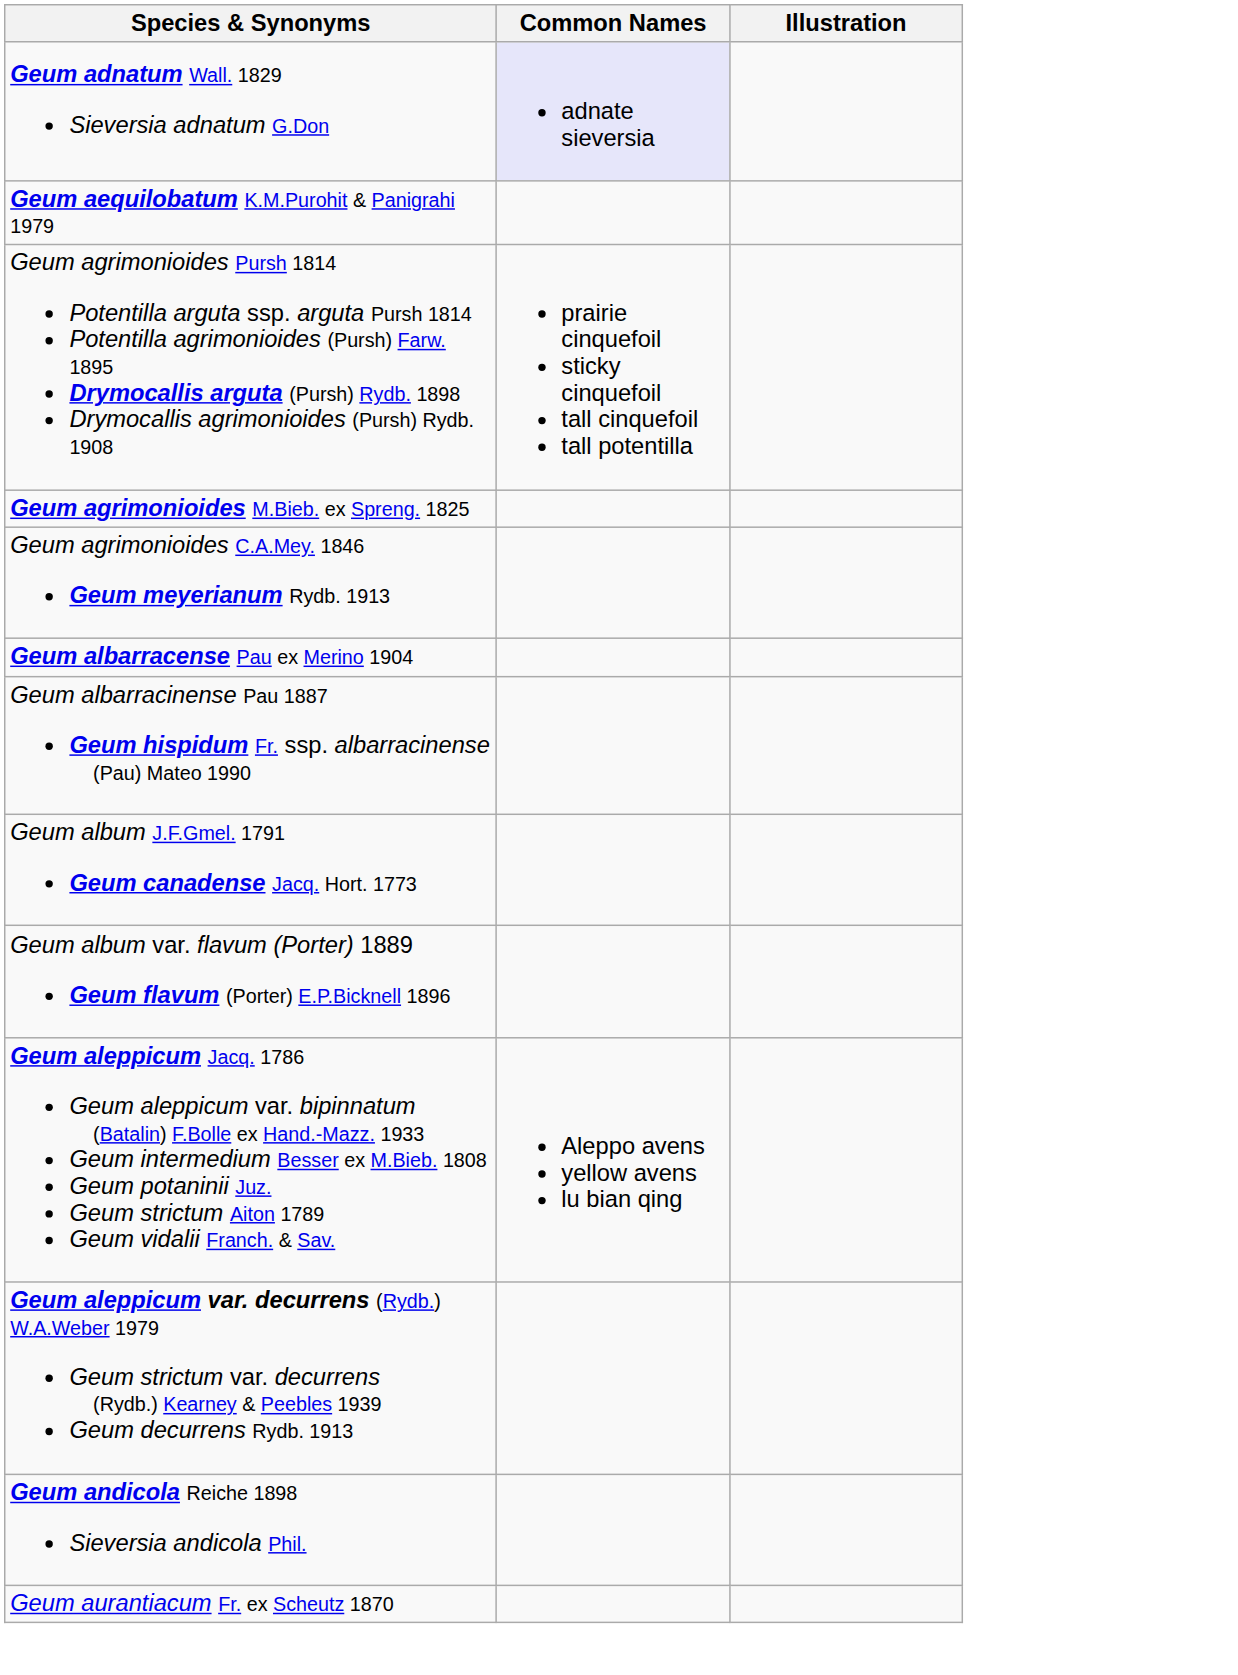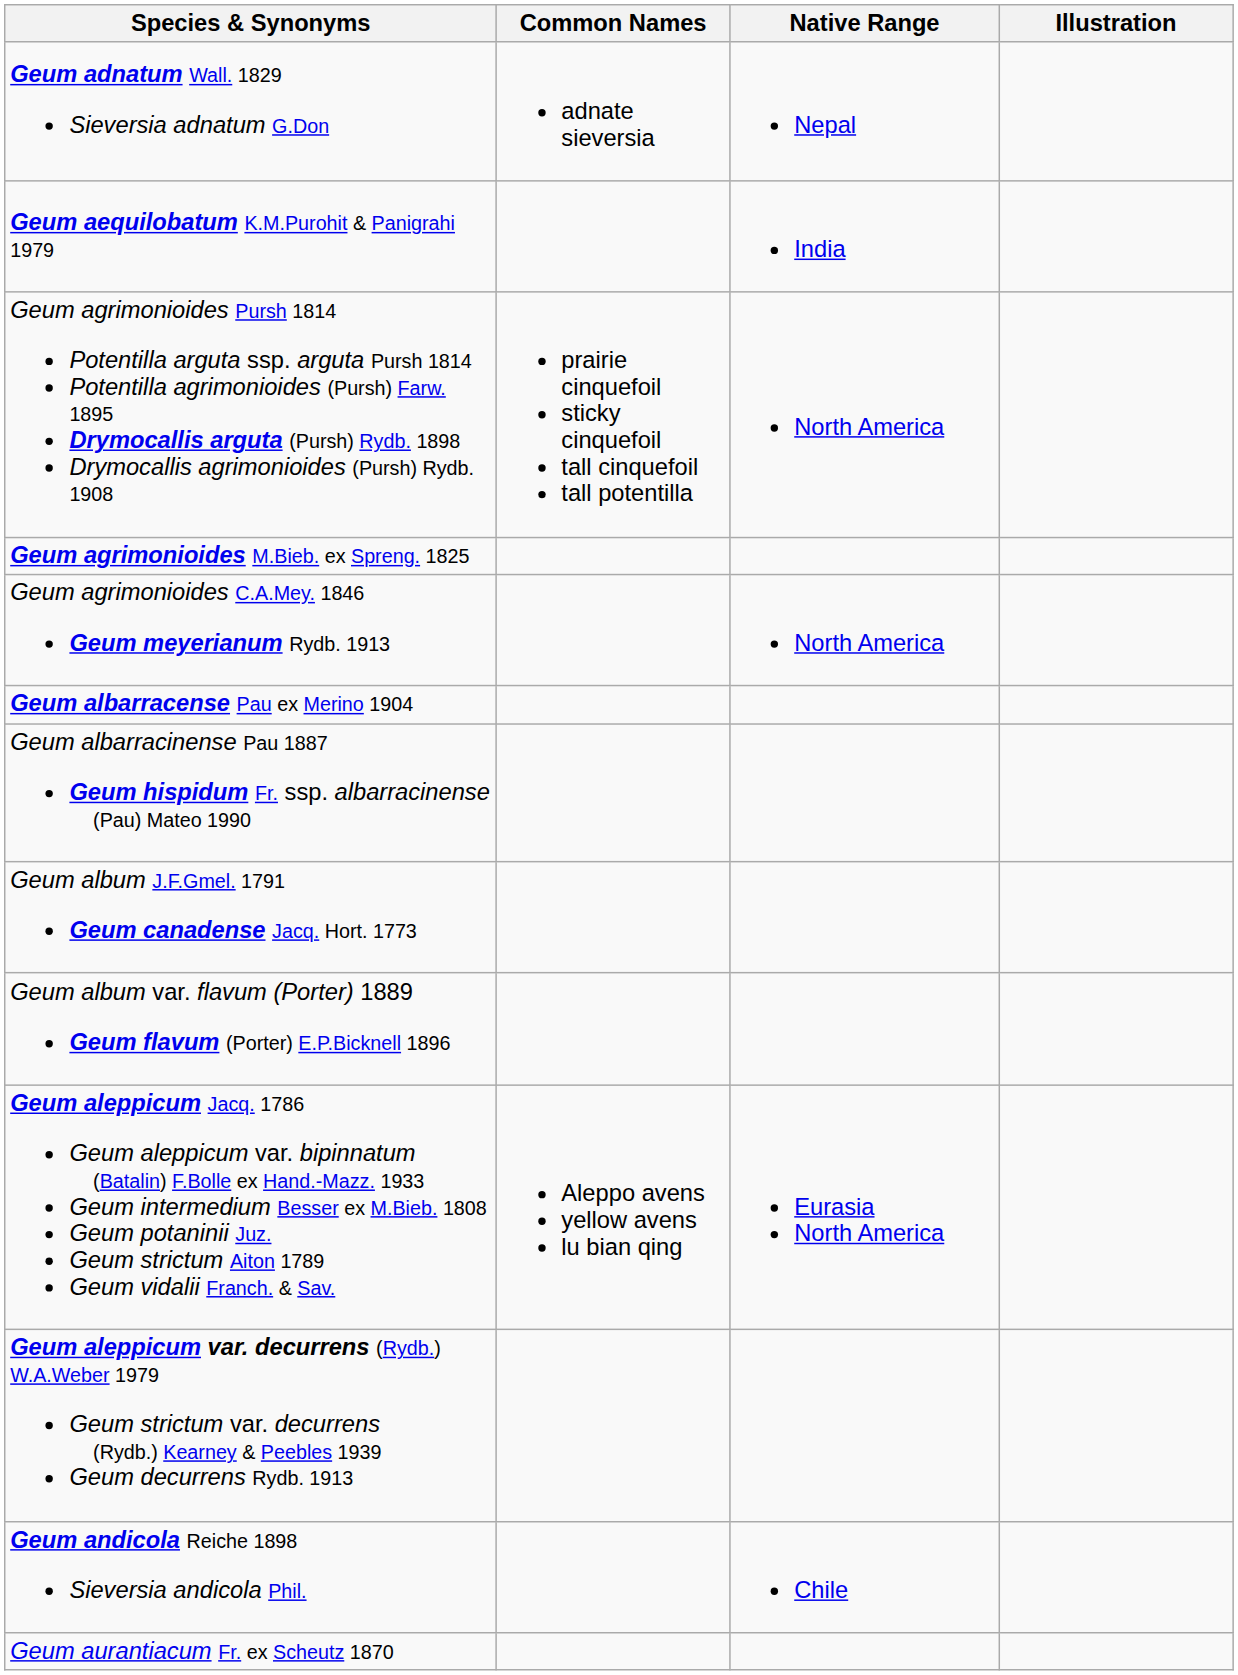+ column: (865, 23)
(613, 125) lavender background -> (613, 125) no background
